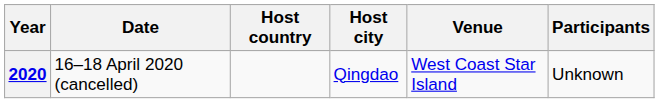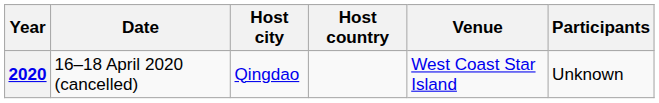columns swapped: (280, 27) <-> (368, 27)
